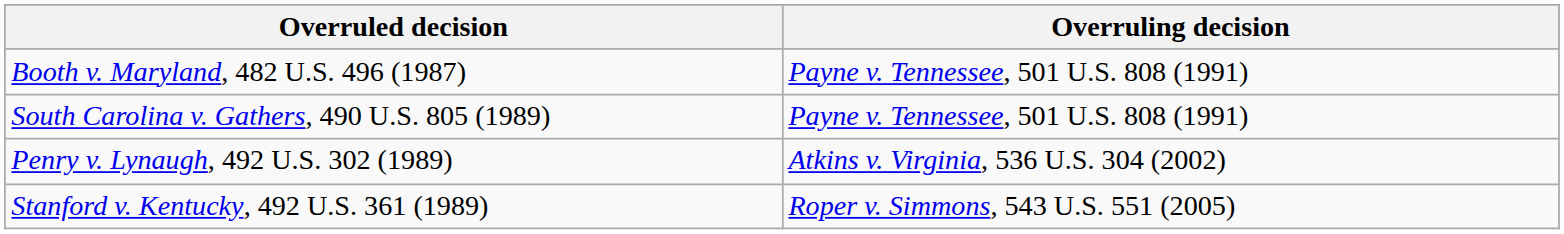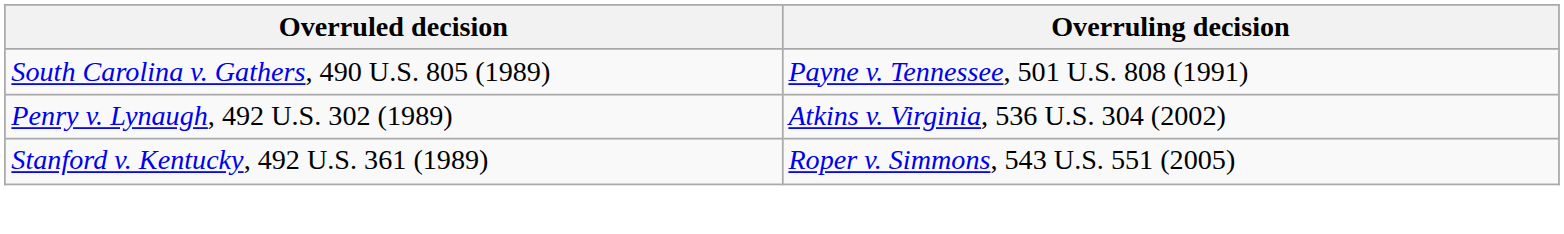- row: (239, 71)
